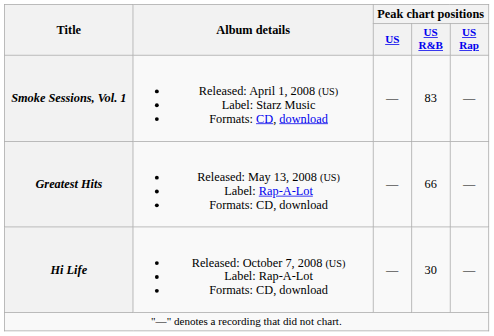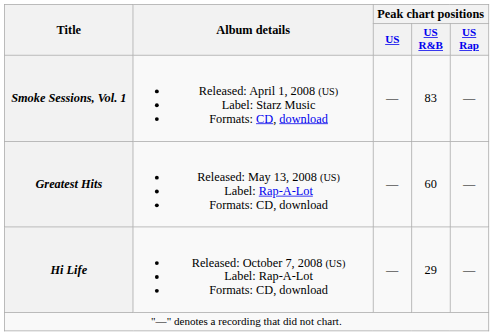(431, 184) 66 -> (431, 184) 60
(431, 269) 30 -> (431, 269) 29
